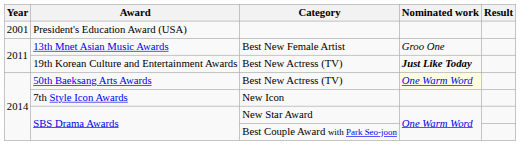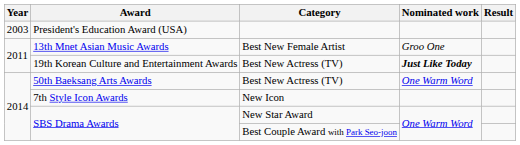(18, 30) 2001 -> (18, 30) 2003
(437, 81) lightyellow background -> (437, 81) no background
